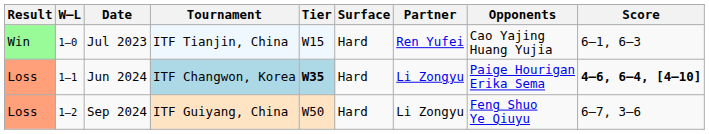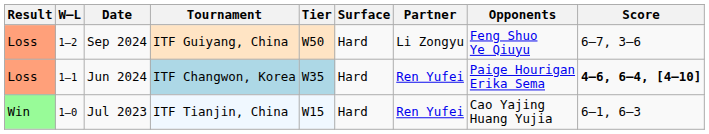rows swapped: (117, 42) <-> (117, 112)
(313, 77) bold -> (313, 77) normal
(430, 77) Li Zongyu -> (430, 77) Ren Yufei
